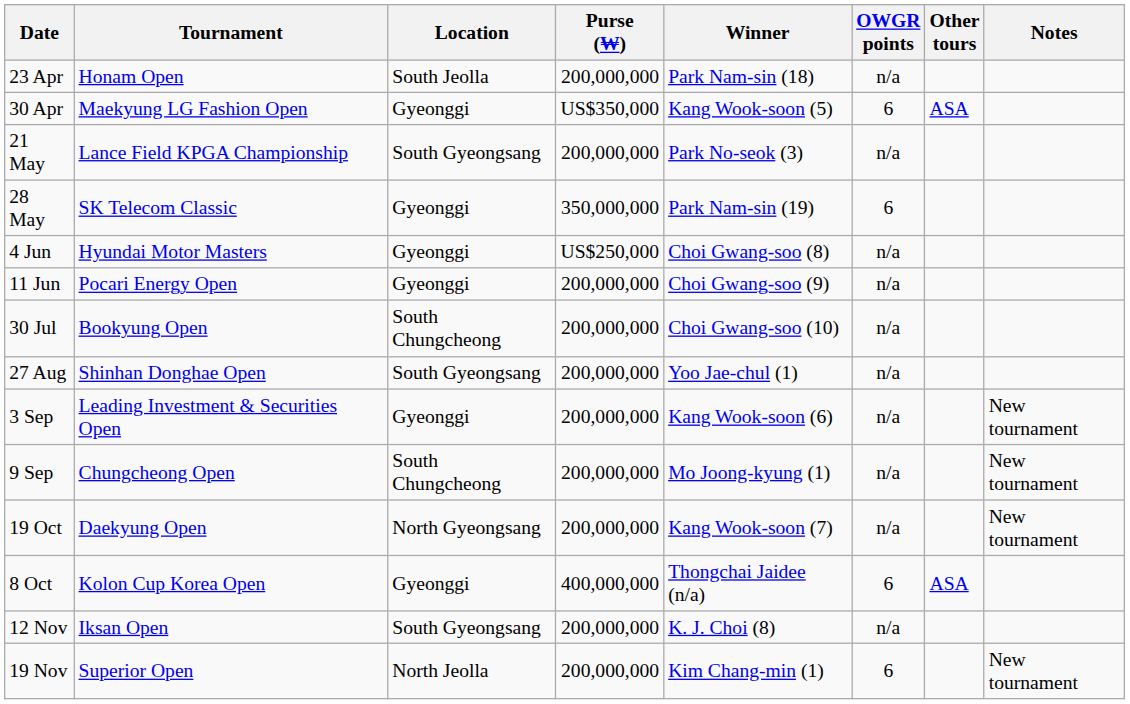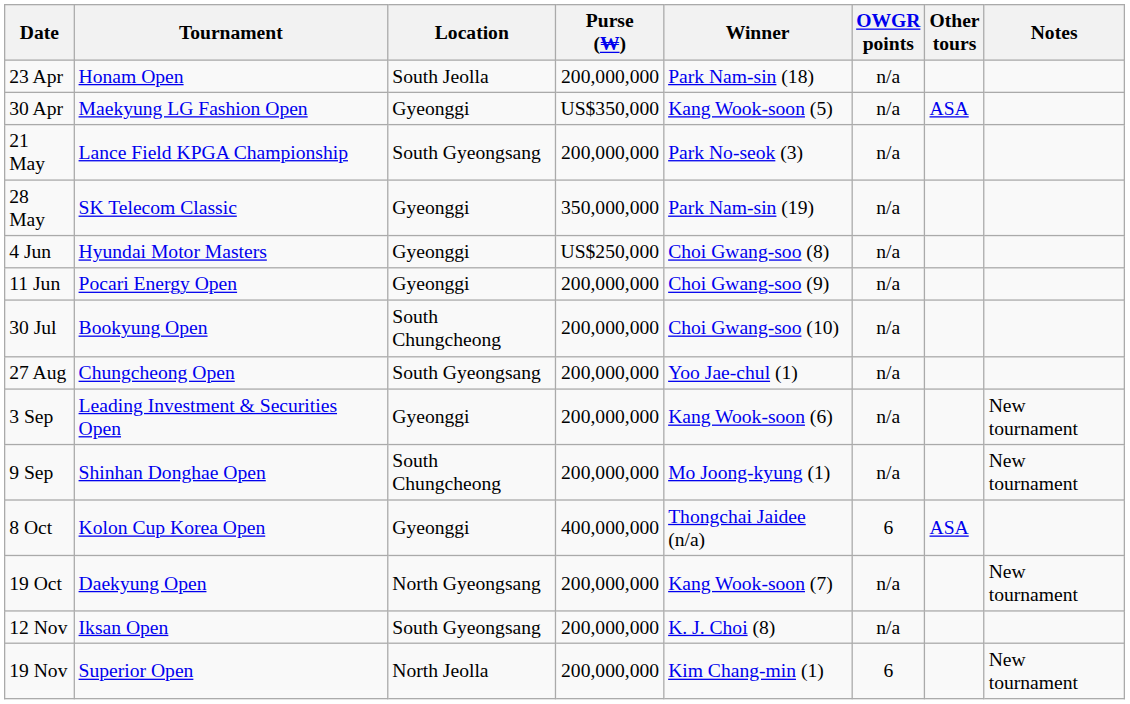(888, 108) 6 -> (888, 108) n/a
(888, 208) 6 -> (888, 208) n/a
(172, 372) Shinhan Donghae Open -> (157, 372) Chungcheong Open
(157, 471) Chungcheong Open -> (172, 471) Shinhan Donghae Open
rows swapped: (31, 582) <-> (36, 527)
